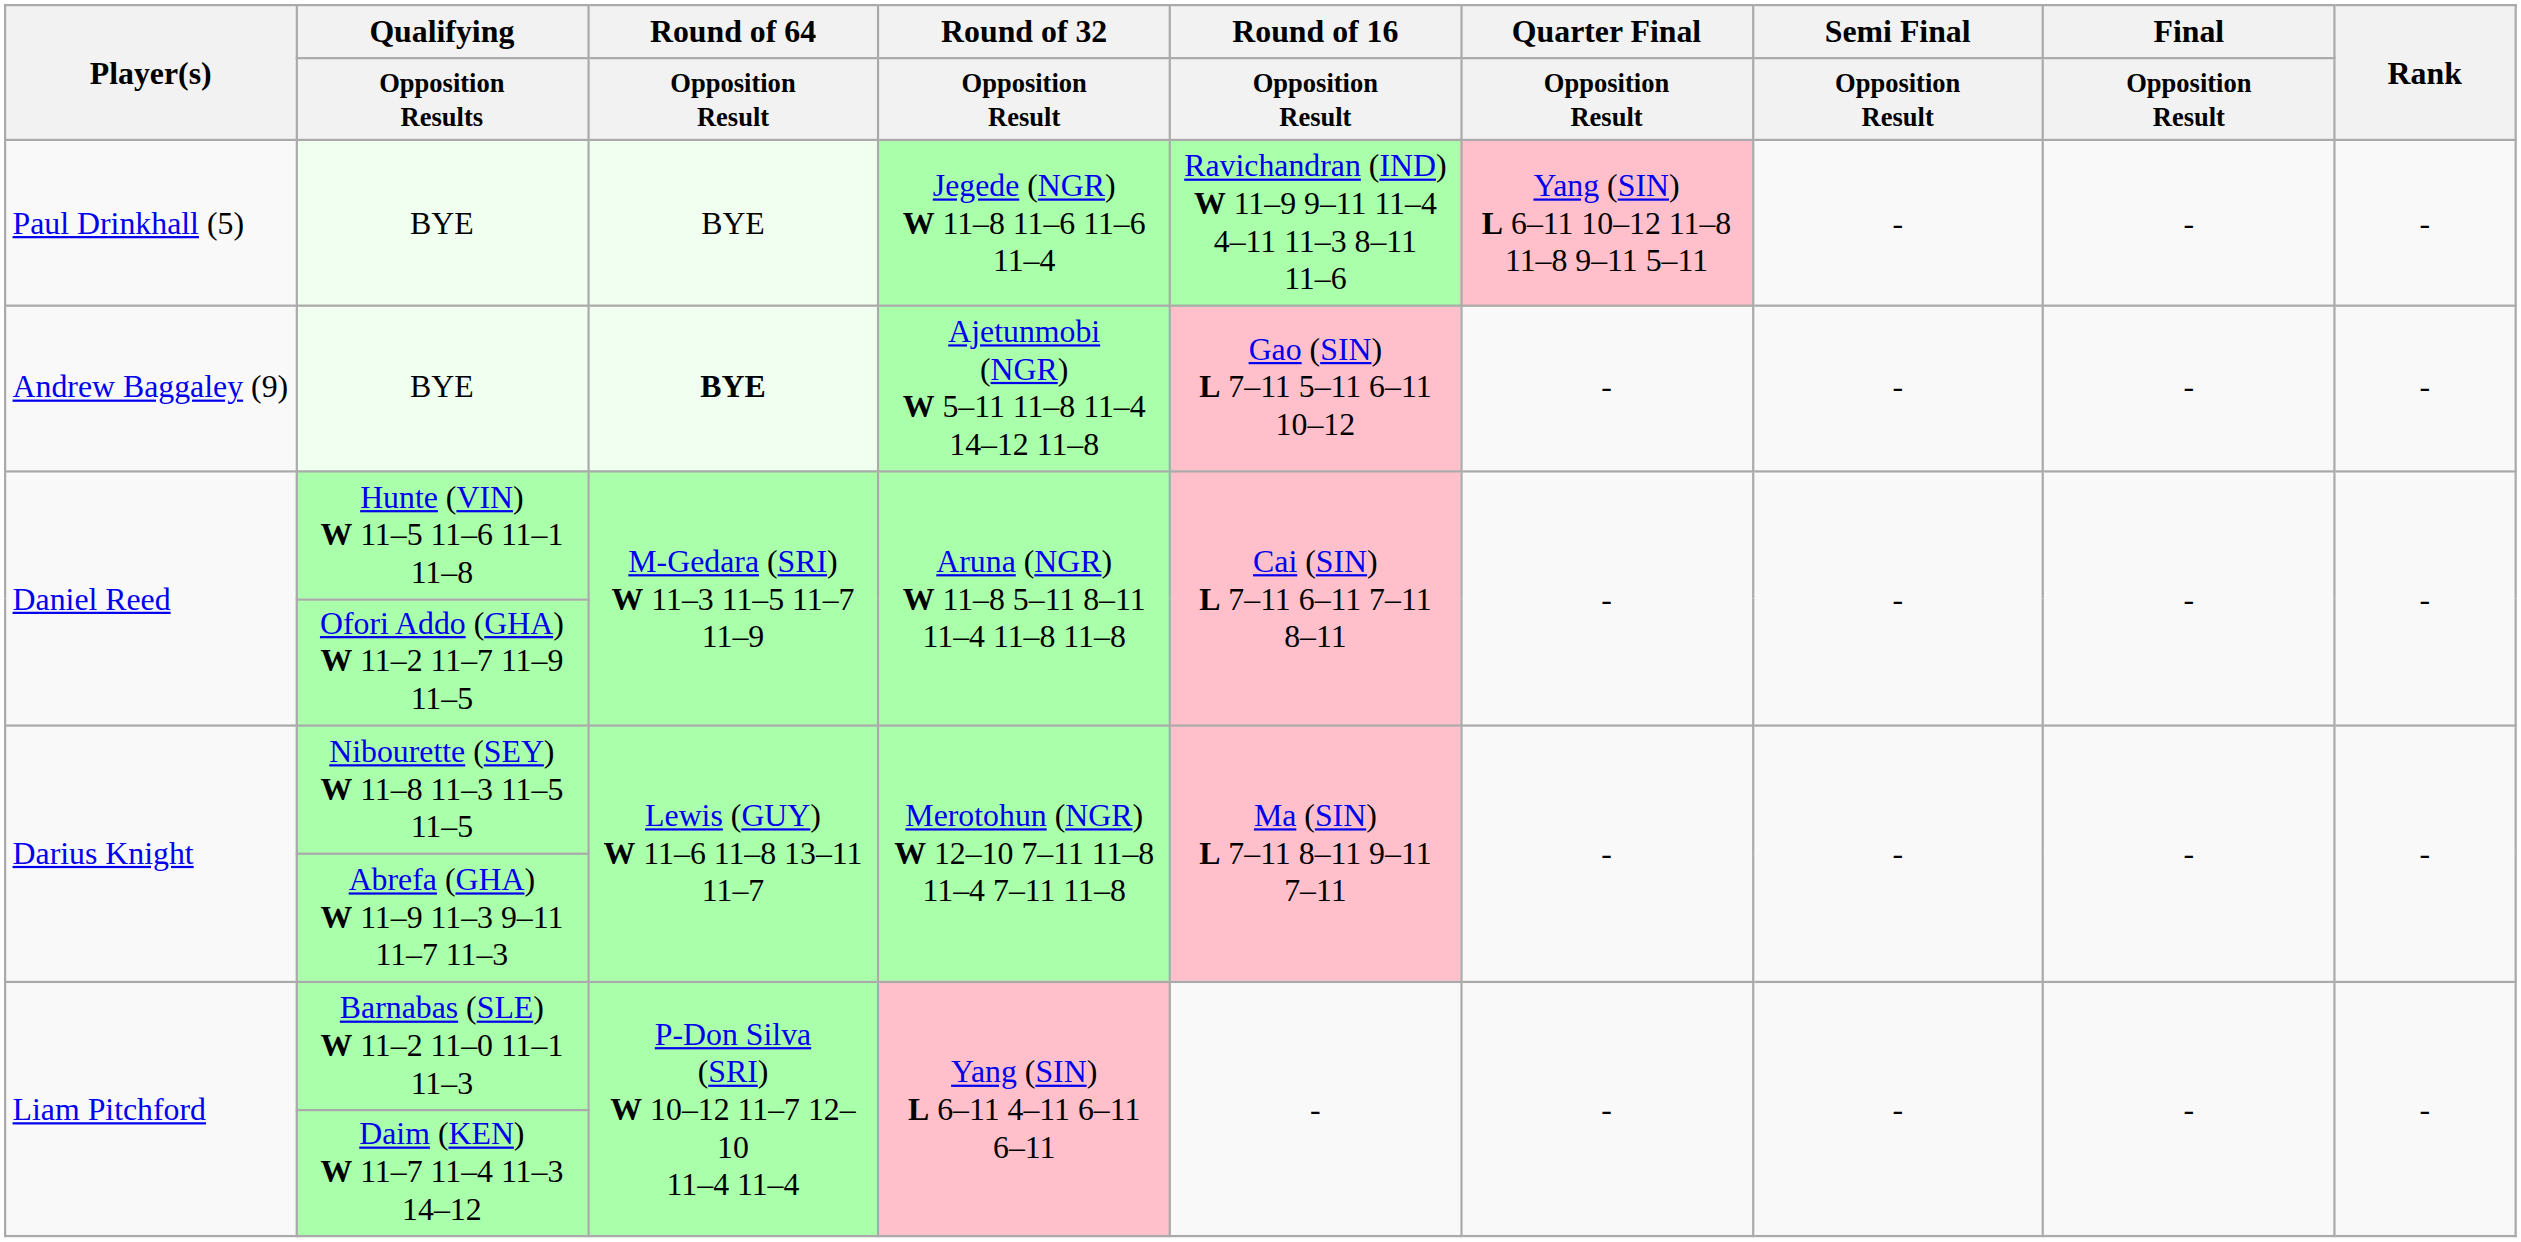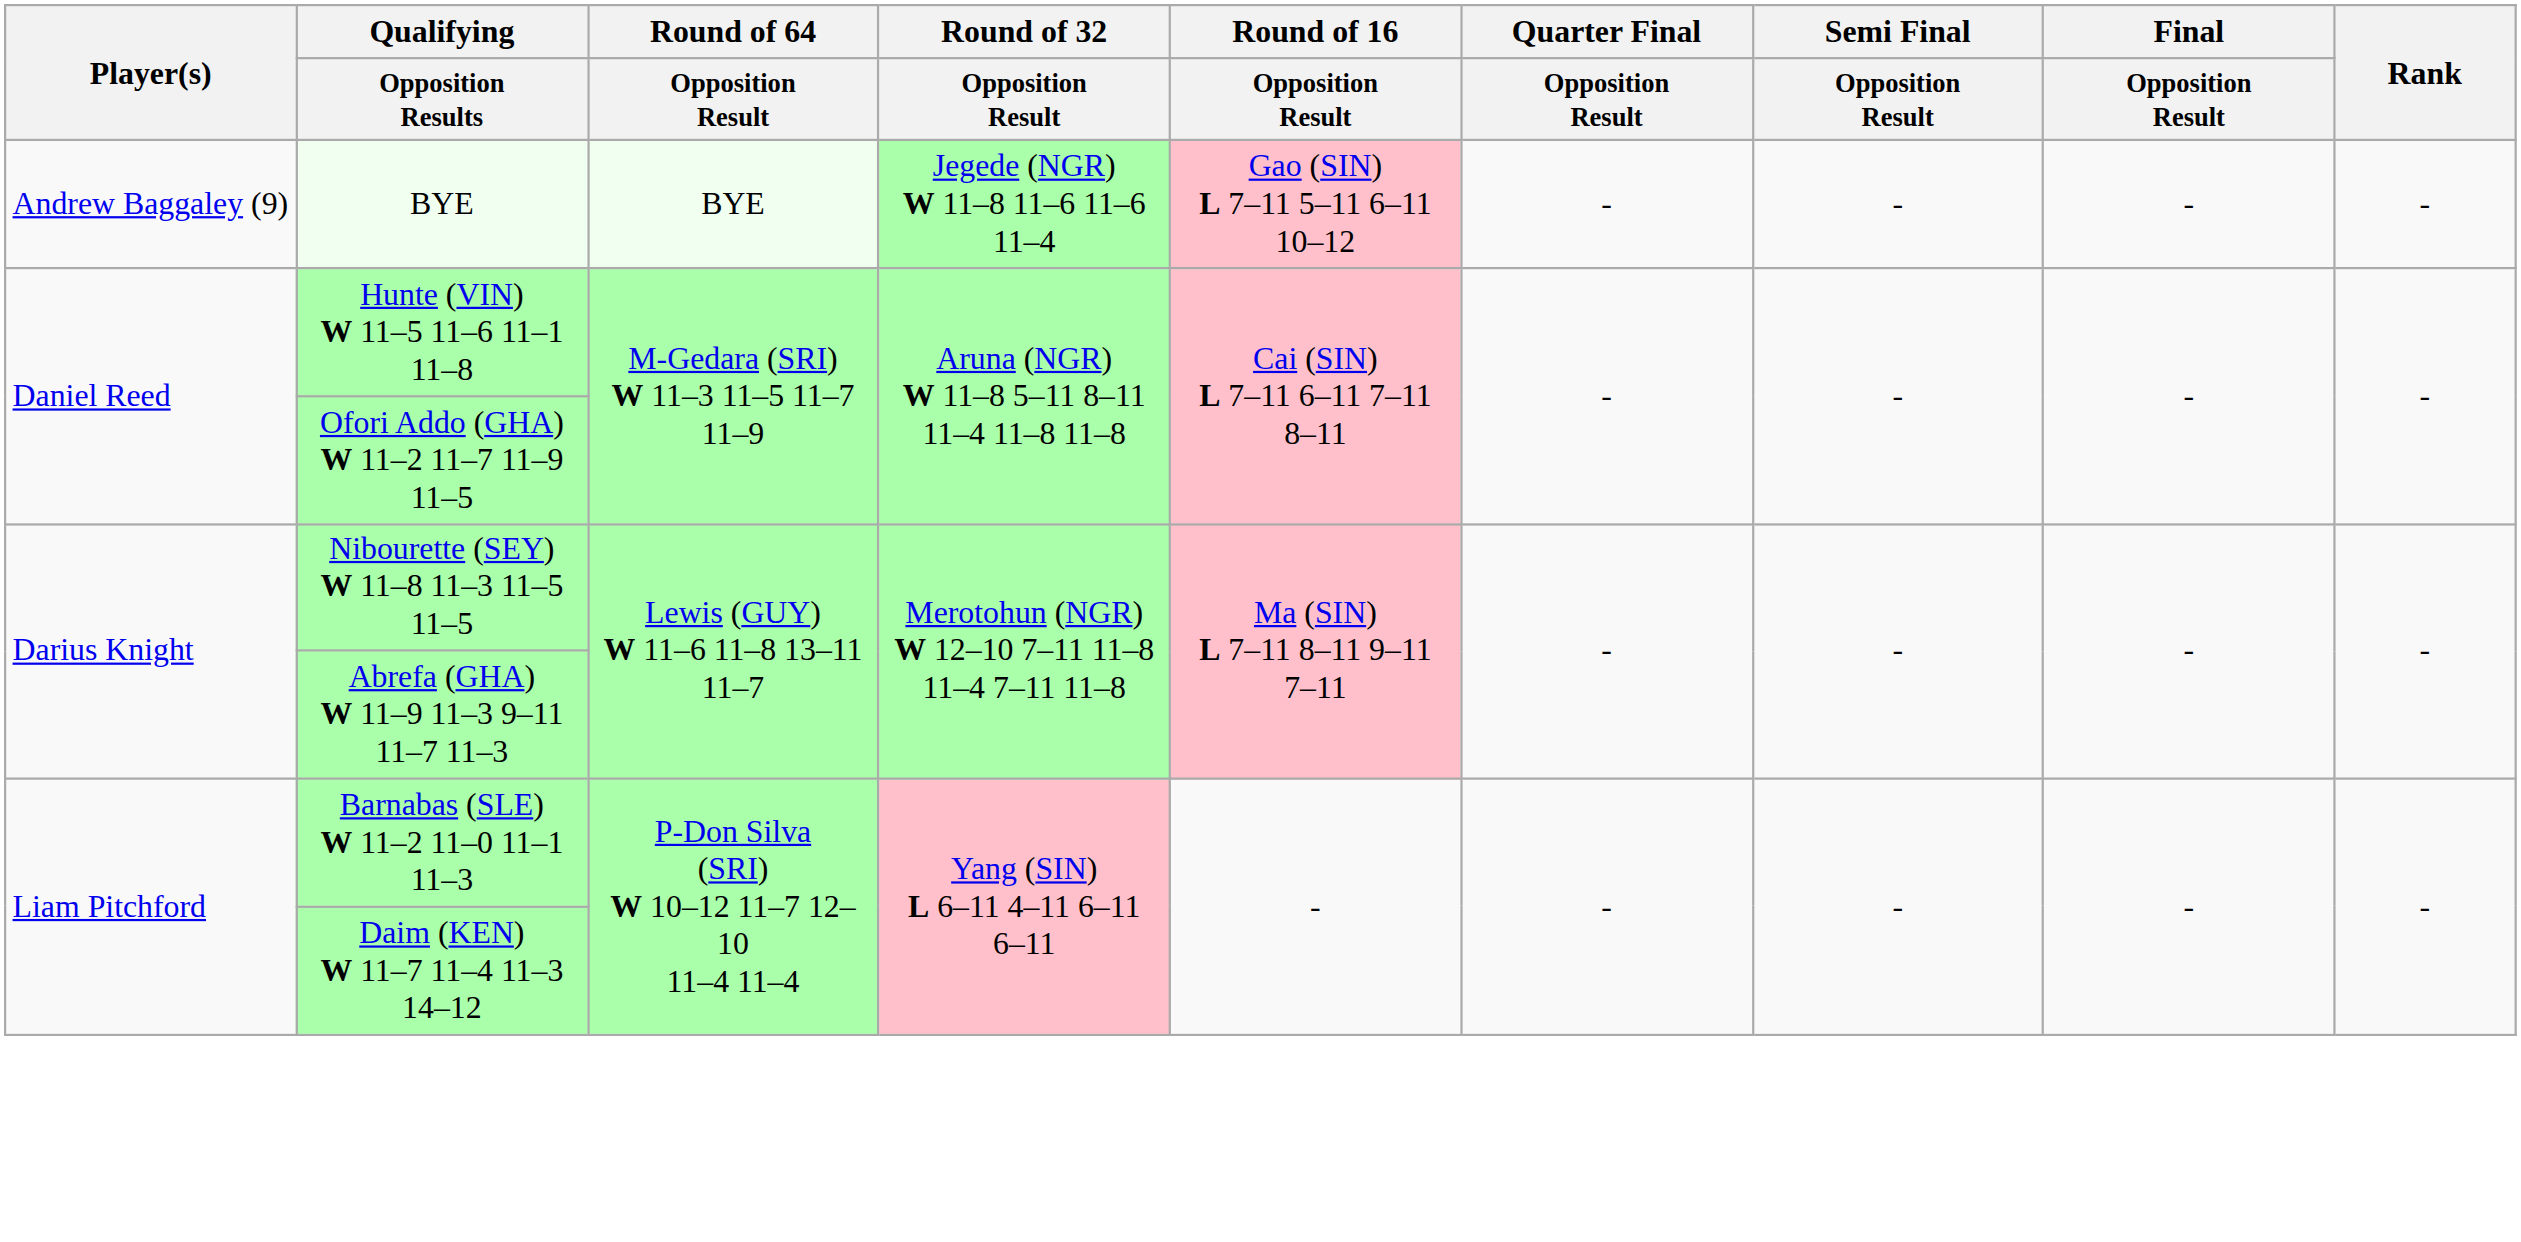- row: (128, 222)
(733, 388) bold -> (733, 204) normal
(1024, 388) Ajetunmobi (NGR) W 5–11 11–8 11–4 14–12 11–8 -> (1024, 204) Jegede (NGR) W 11–8 11–6 11–6 11–4
